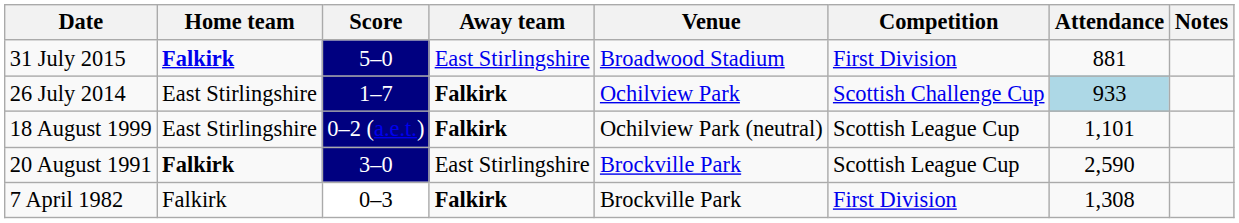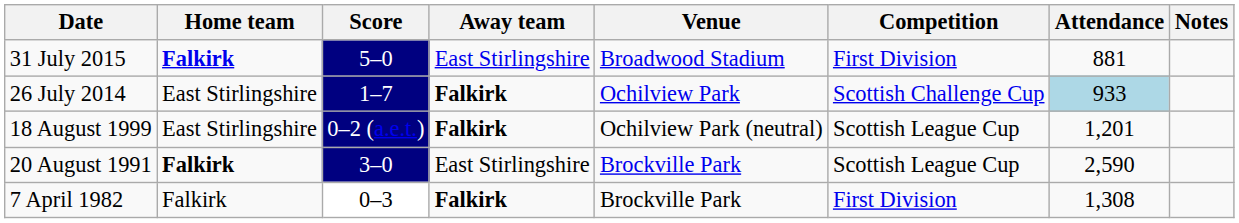(1110, 128) 1,101 -> (1110, 128) 1,201
